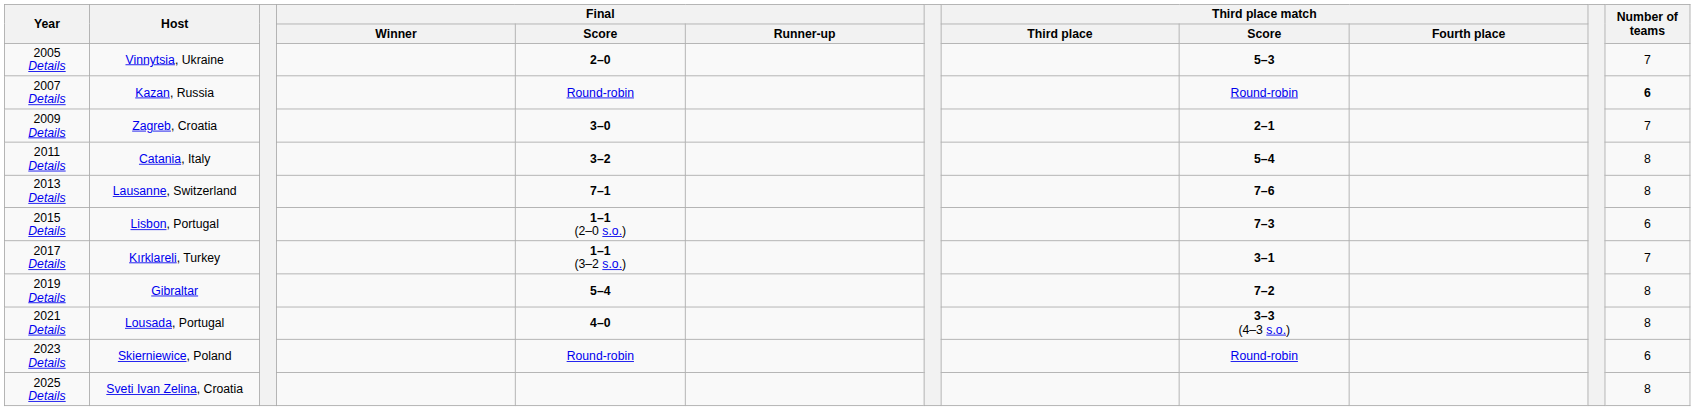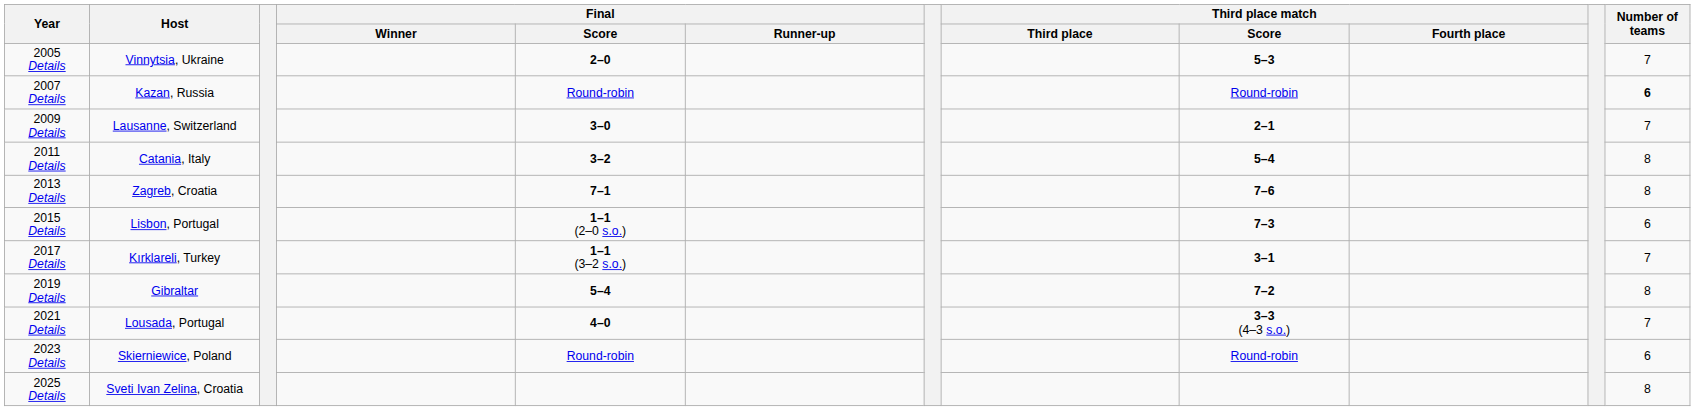(175, 126) Zagreb, Croatia -> (175, 126) Lausanne, Switzerland
(175, 192) Lausanne, Switzerland -> (175, 192) Zagreb, Croatia
(1647, 323) 8 -> (1647, 323) 7
